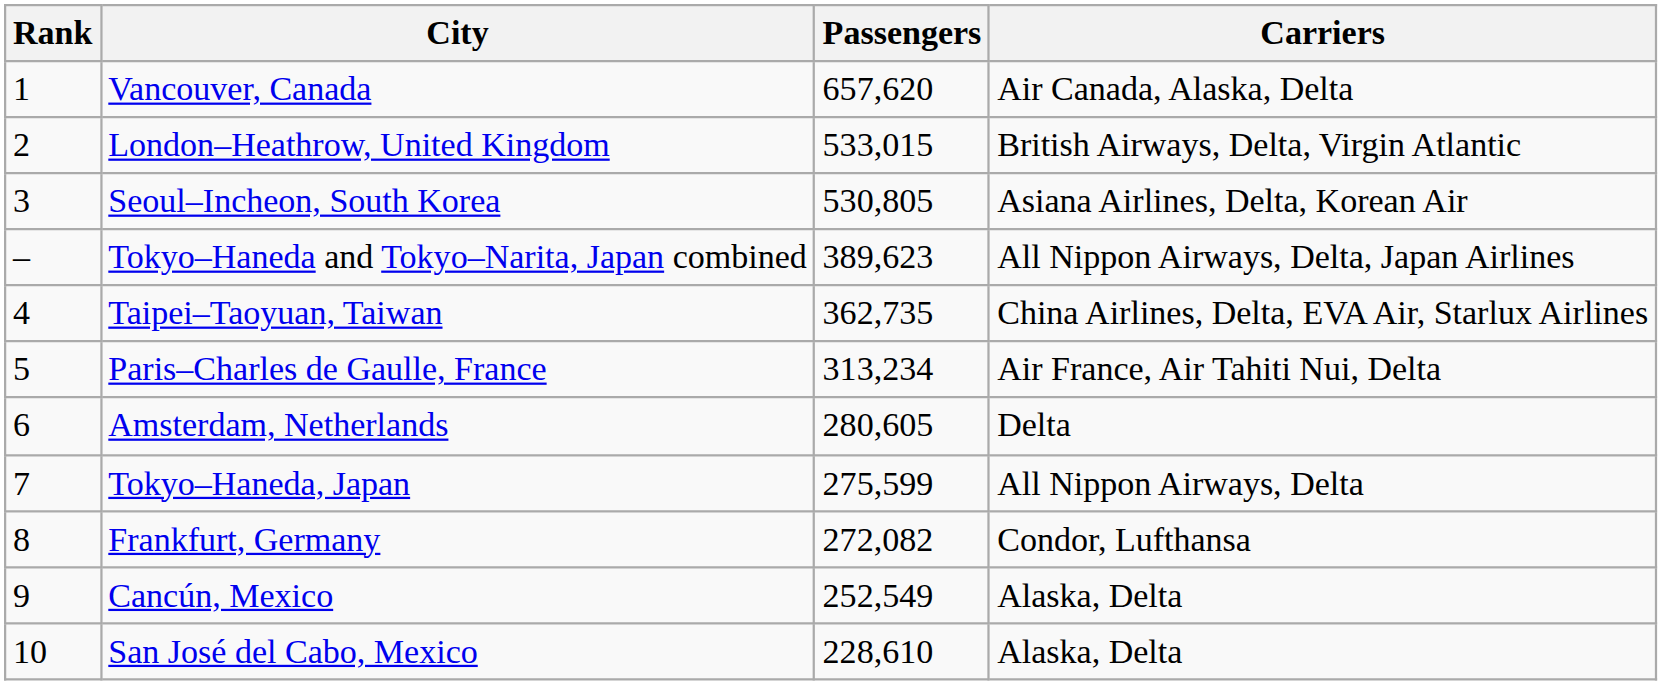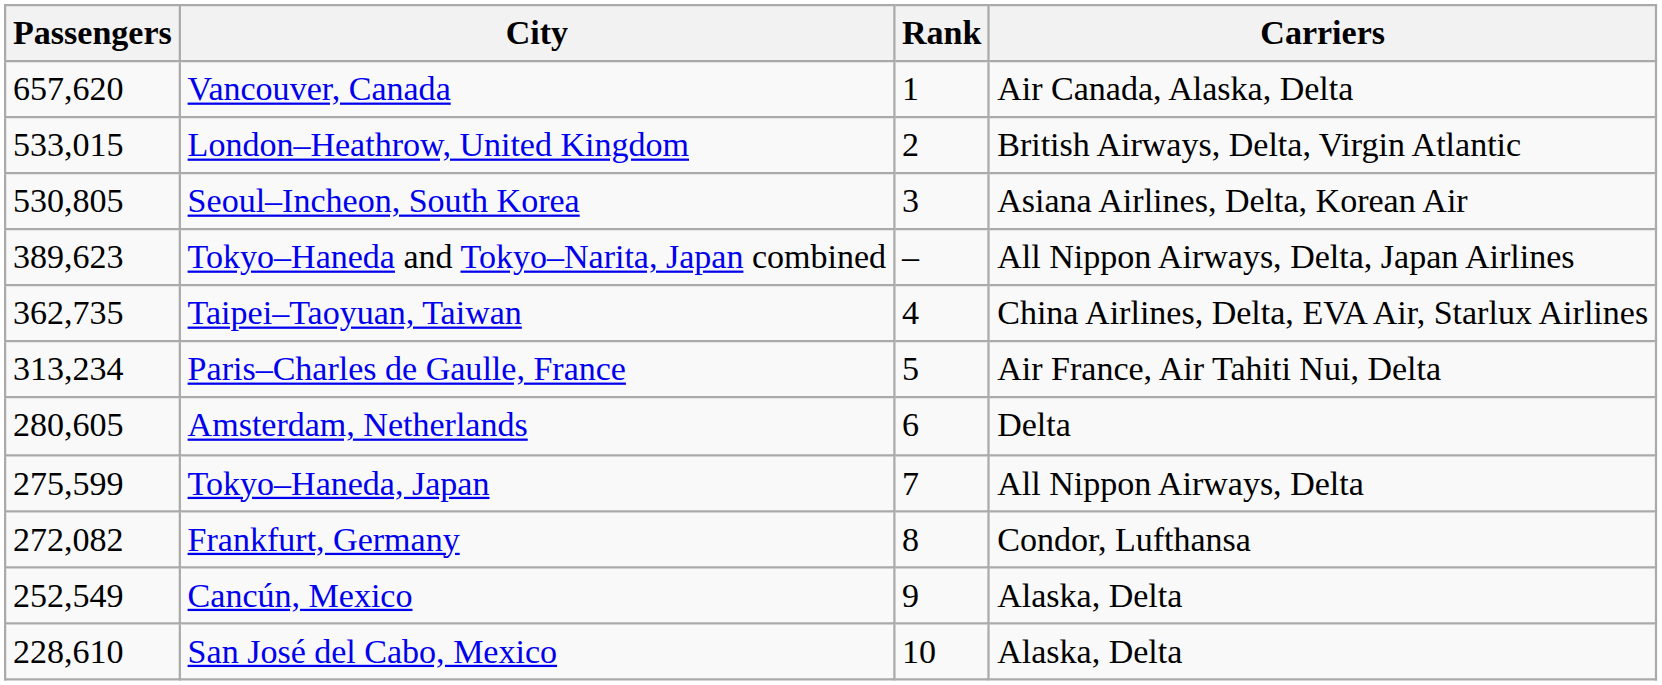columns swapped: (53, 32) <-> (902, 32)
